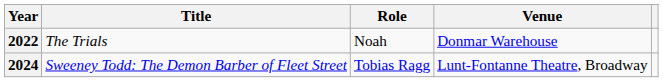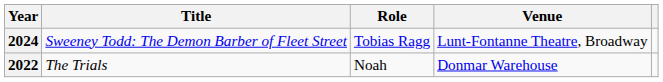rows swapped: (23, 40) <-> (23, 64)
